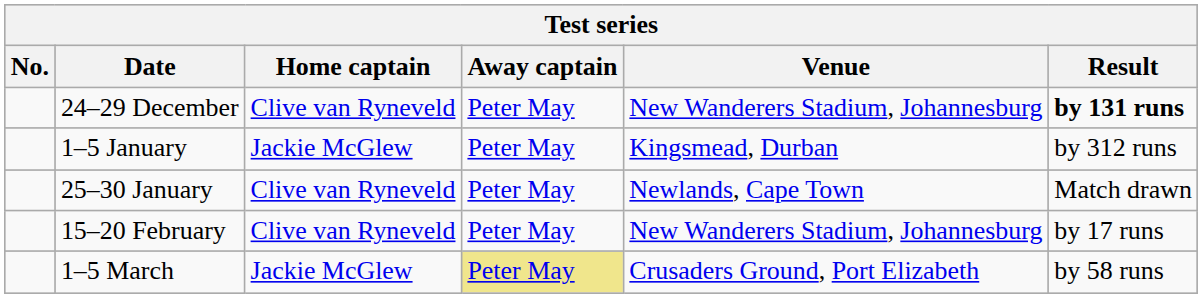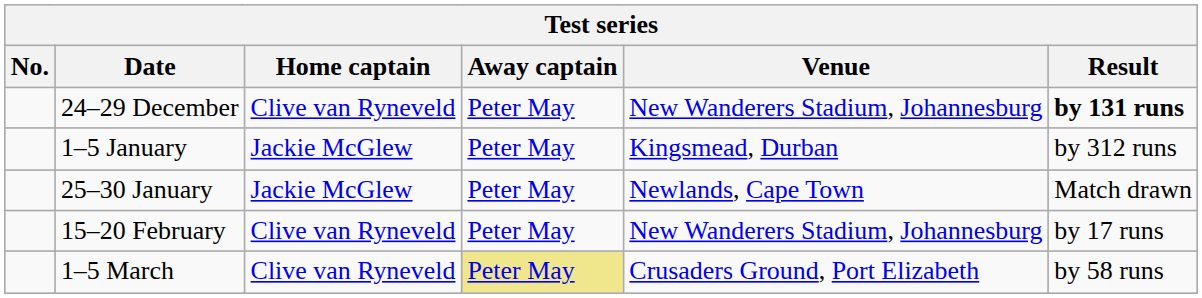(353, 189) Clive van Ryneveld -> (332, 189) Jackie McGlew
(332, 271) Jackie McGlew -> (353, 271) Clive van Ryneveld
